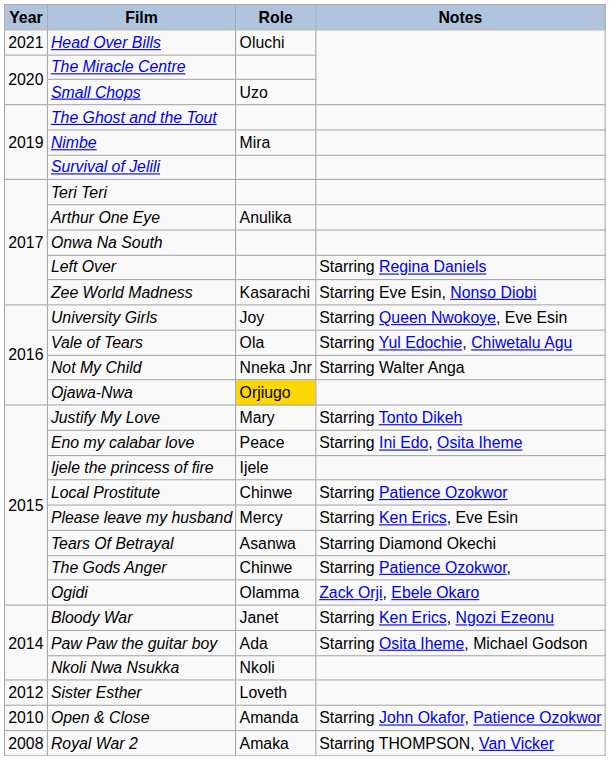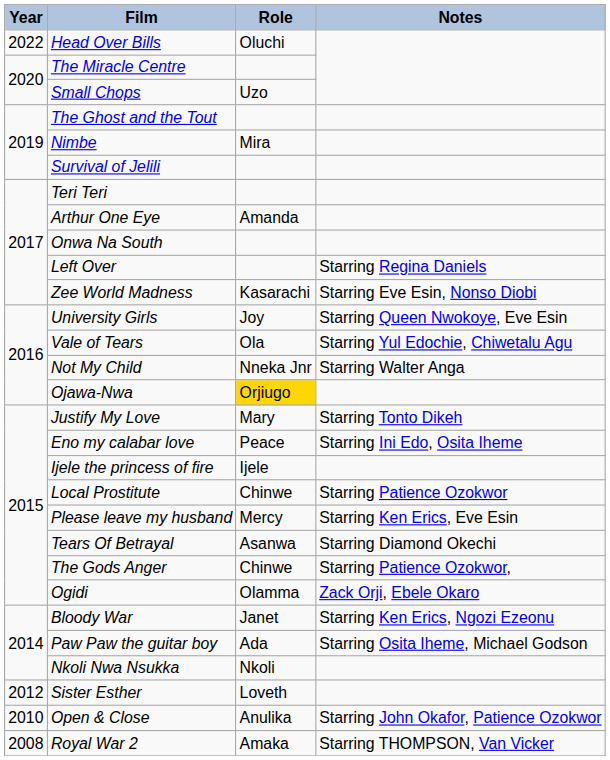(26, 42) 2021 -> (26, 42) 2022
(266, 218) Anulika -> (269, 218) Amanda
(269, 718) Amanda -> (266, 718) Anulika
